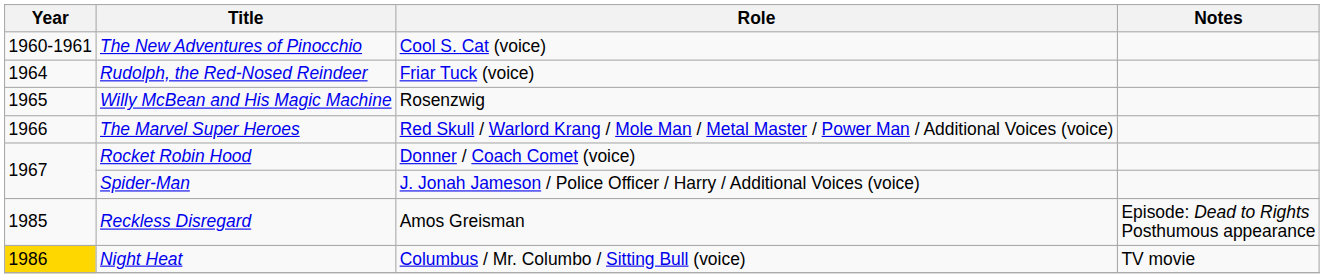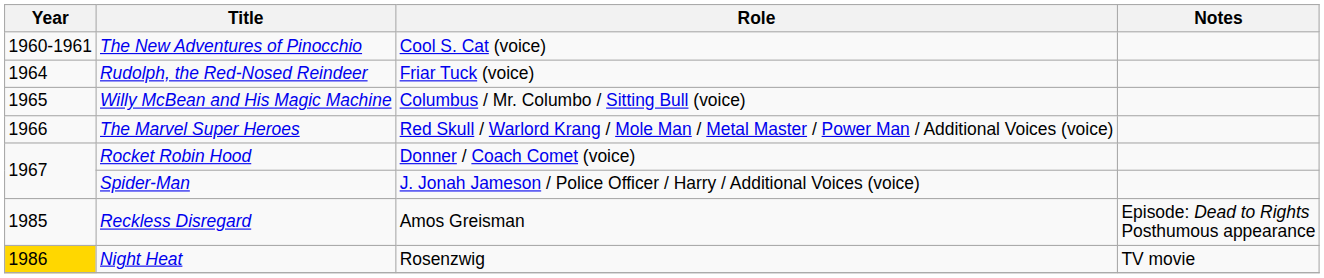(442, 101) Rosenzwig -> (573, 101) Columbus / Mr. Columbo / Sitting Bull (voice)
(573, 259) Columbus / Mr. Columbo / Sitting Bull (voice) -> (442, 259) Rosenzwig
